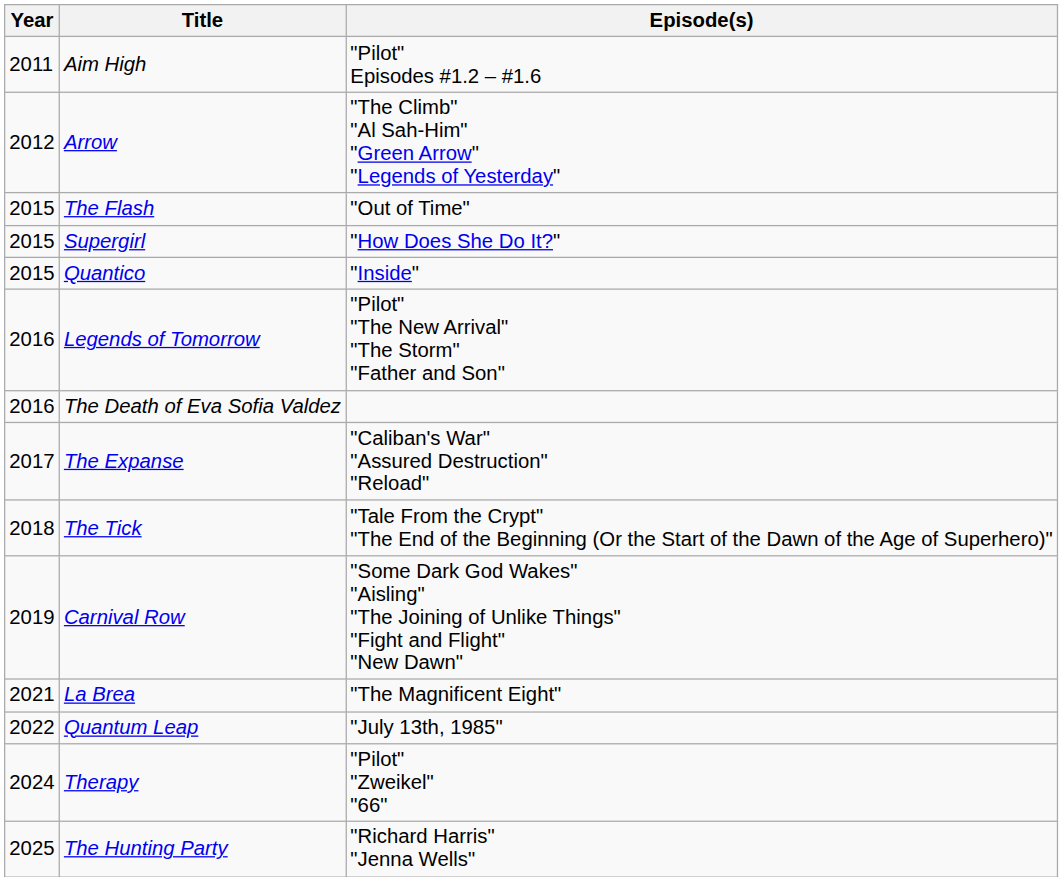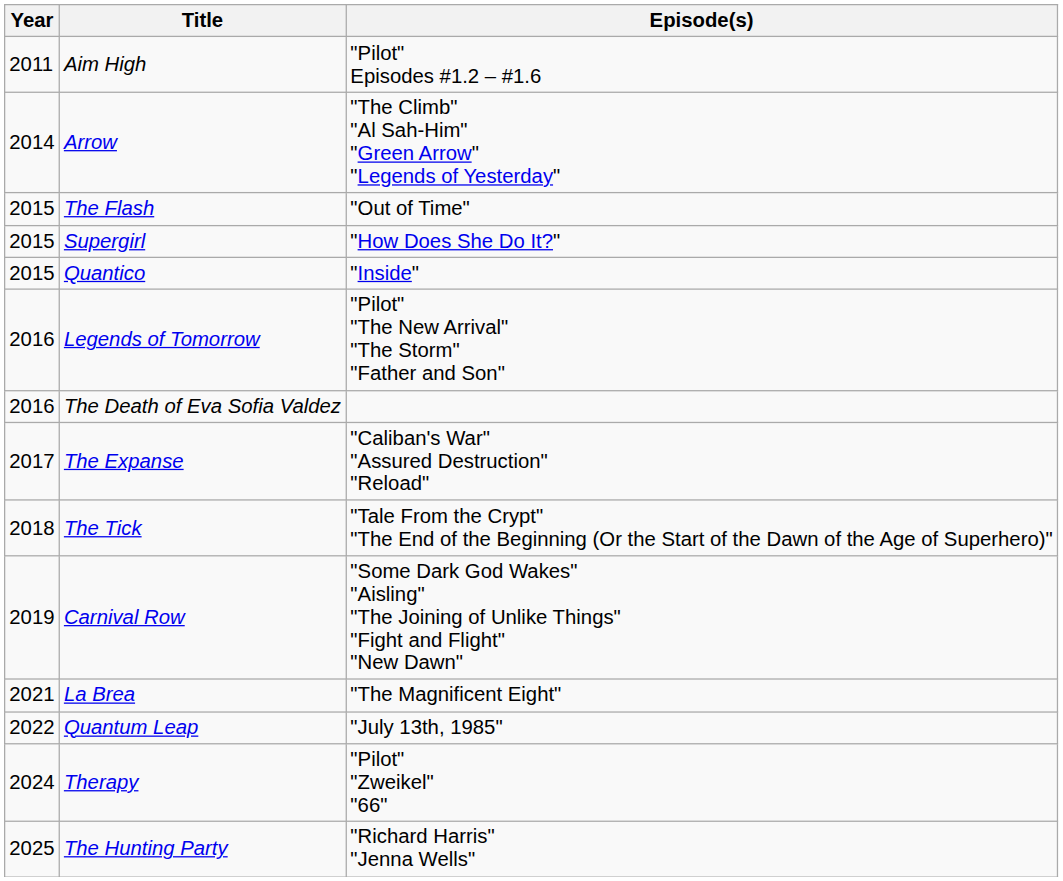(32, 142) 2012 -> (32, 142) 2014
